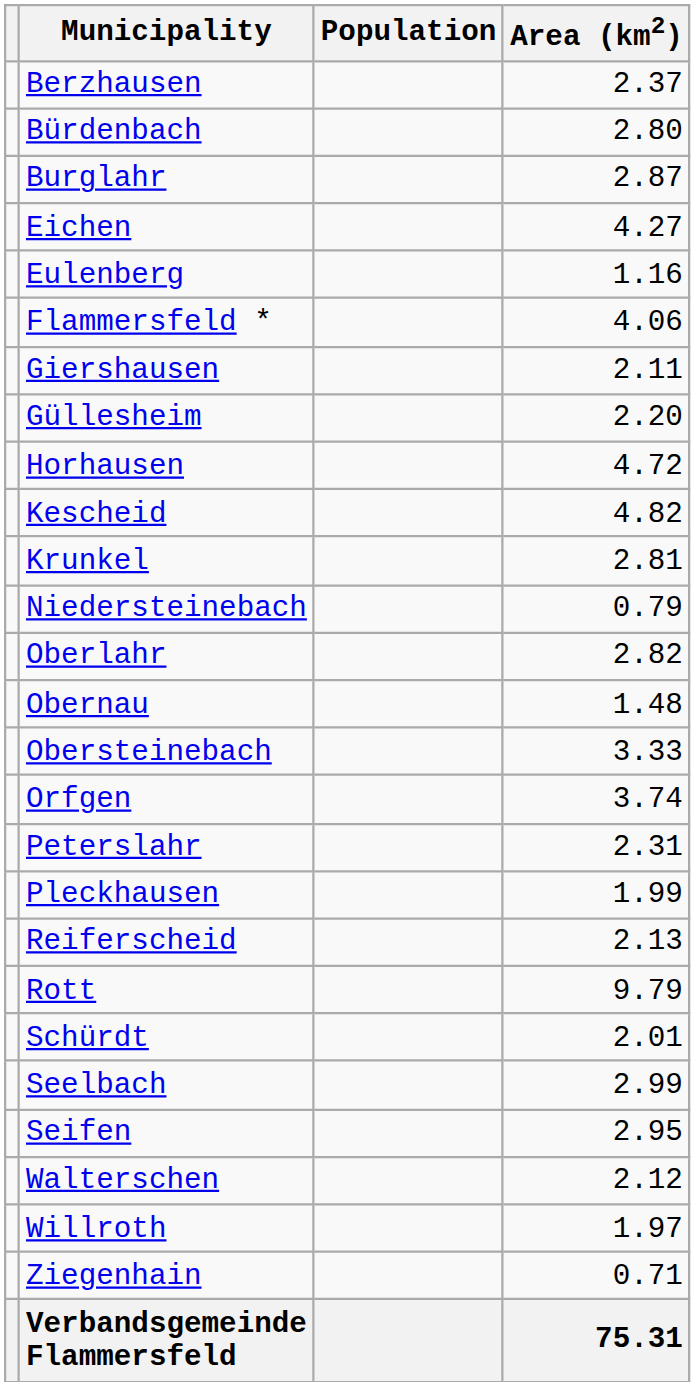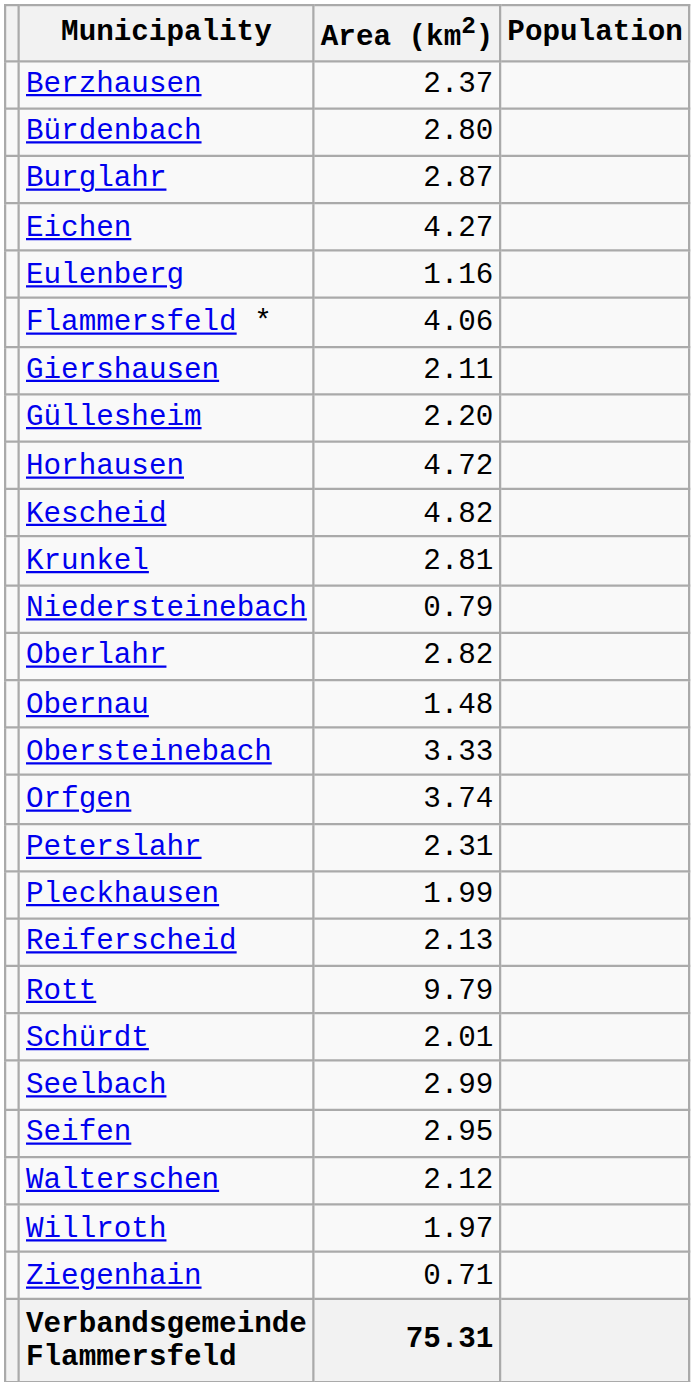columns swapped: (597, 33) <-> (409, 33)
